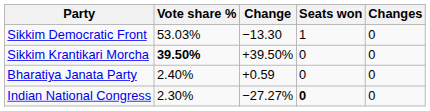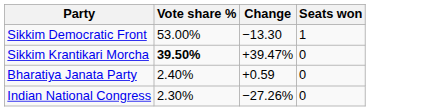- column: (395, 14)
(179, 34) 53.03% -> (179, 34) 53.00%
(268, 55) +39.50% -> (268, 55) +39.47%
(268, 95) −27.27% -> (268, 95) −27.26%
(303, 95) bold -> (303, 95) normal
